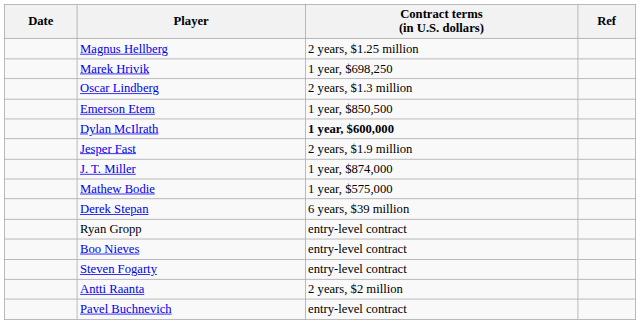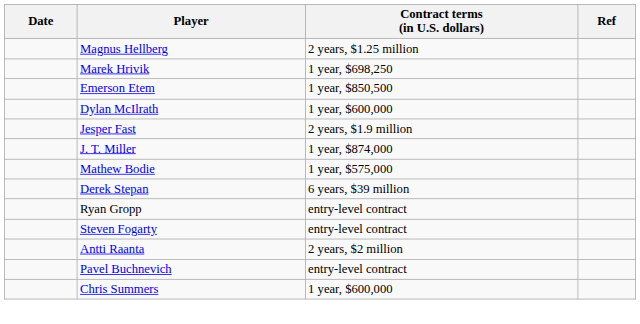- row: (119, 88)
(351, 128) bold -> (350, 108) normal
- row: (110, 249)
+ row: (119, 289)
